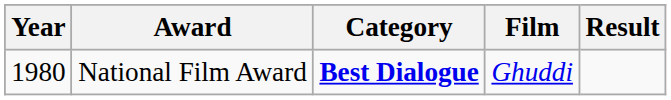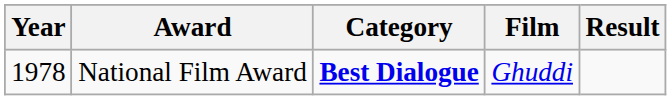(38, 71) 1980 -> (38, 71) 1978
